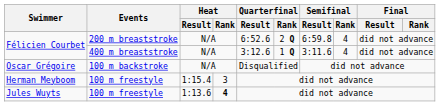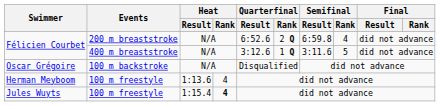(345, 52) 4 -> (345, 52) 5
(197, 80) 1:15.4 -> (197, 80) 1:13.6
(225, 80) 3 -> (225, 80) 4
(197, 93) 1:13.6 -> (197, 93) 1:15.4
